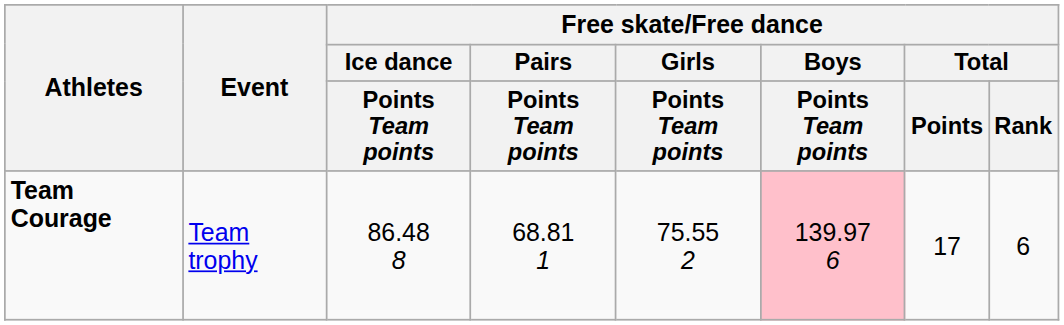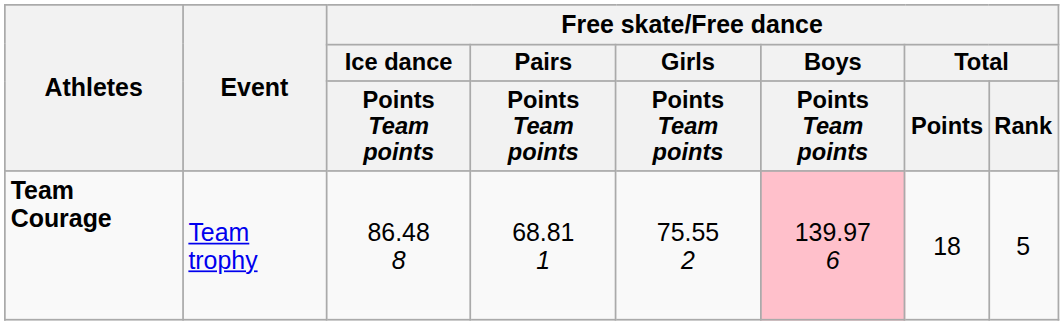(947, 246) 17 -> (947, 246) 18
(1023, 246) 6 -> (1023, 246) 5
